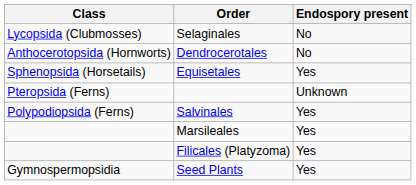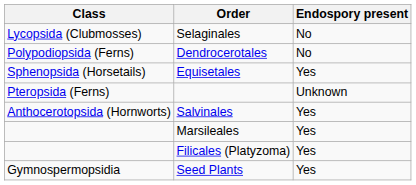(89, 53) Anthocerotopsida (Hornworts) -> (71, 53) Polypodiopsida (Ferns)
(71, 111) Polypodiopsida (Ferns) -> (89, 111) Anthocerotopsida (Hornworts)
